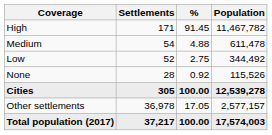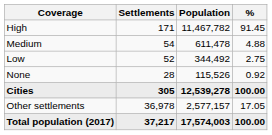columns swapped: (239, 12) <-> (194, 12)
